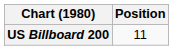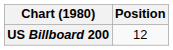(140, 34) 11 -> (140, 34) 12
